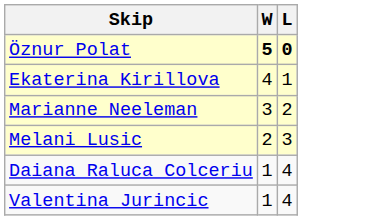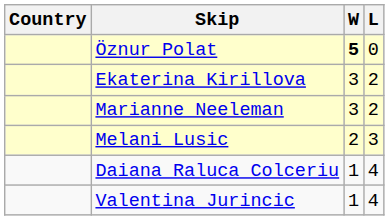+ column: (48, 20)
(287, 50) bold -> (373, 50) normal
(267, 80) 4 -> (353, 80) 3
(287, 80) 1 -> (373, 80) 2
